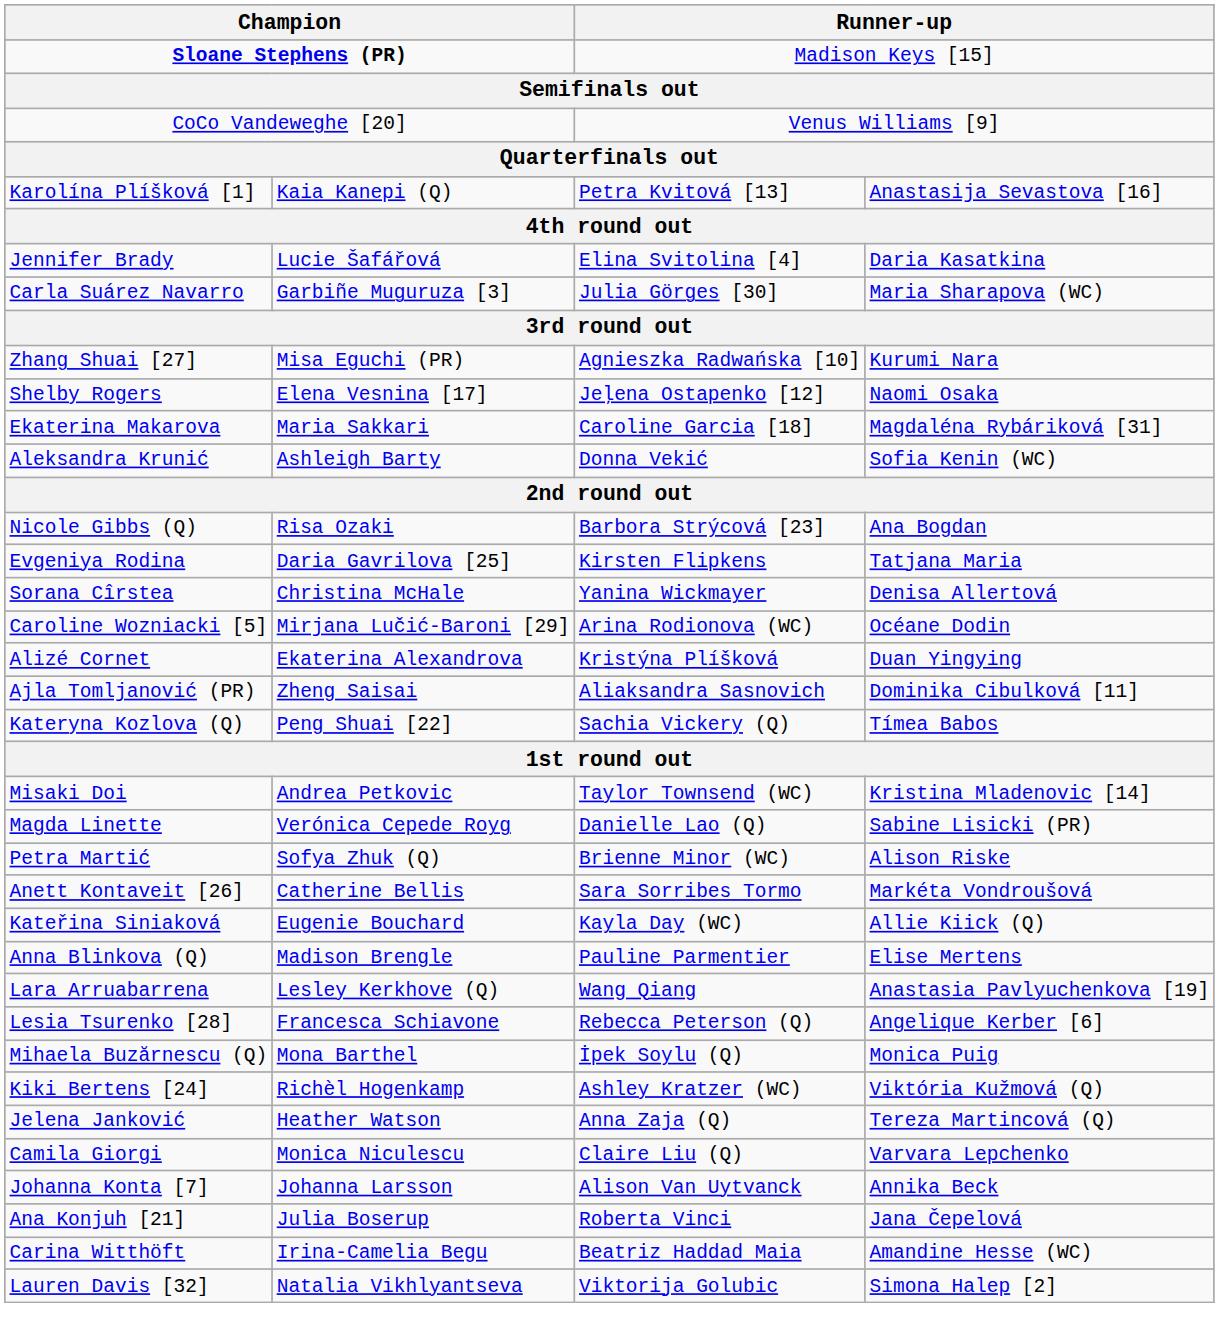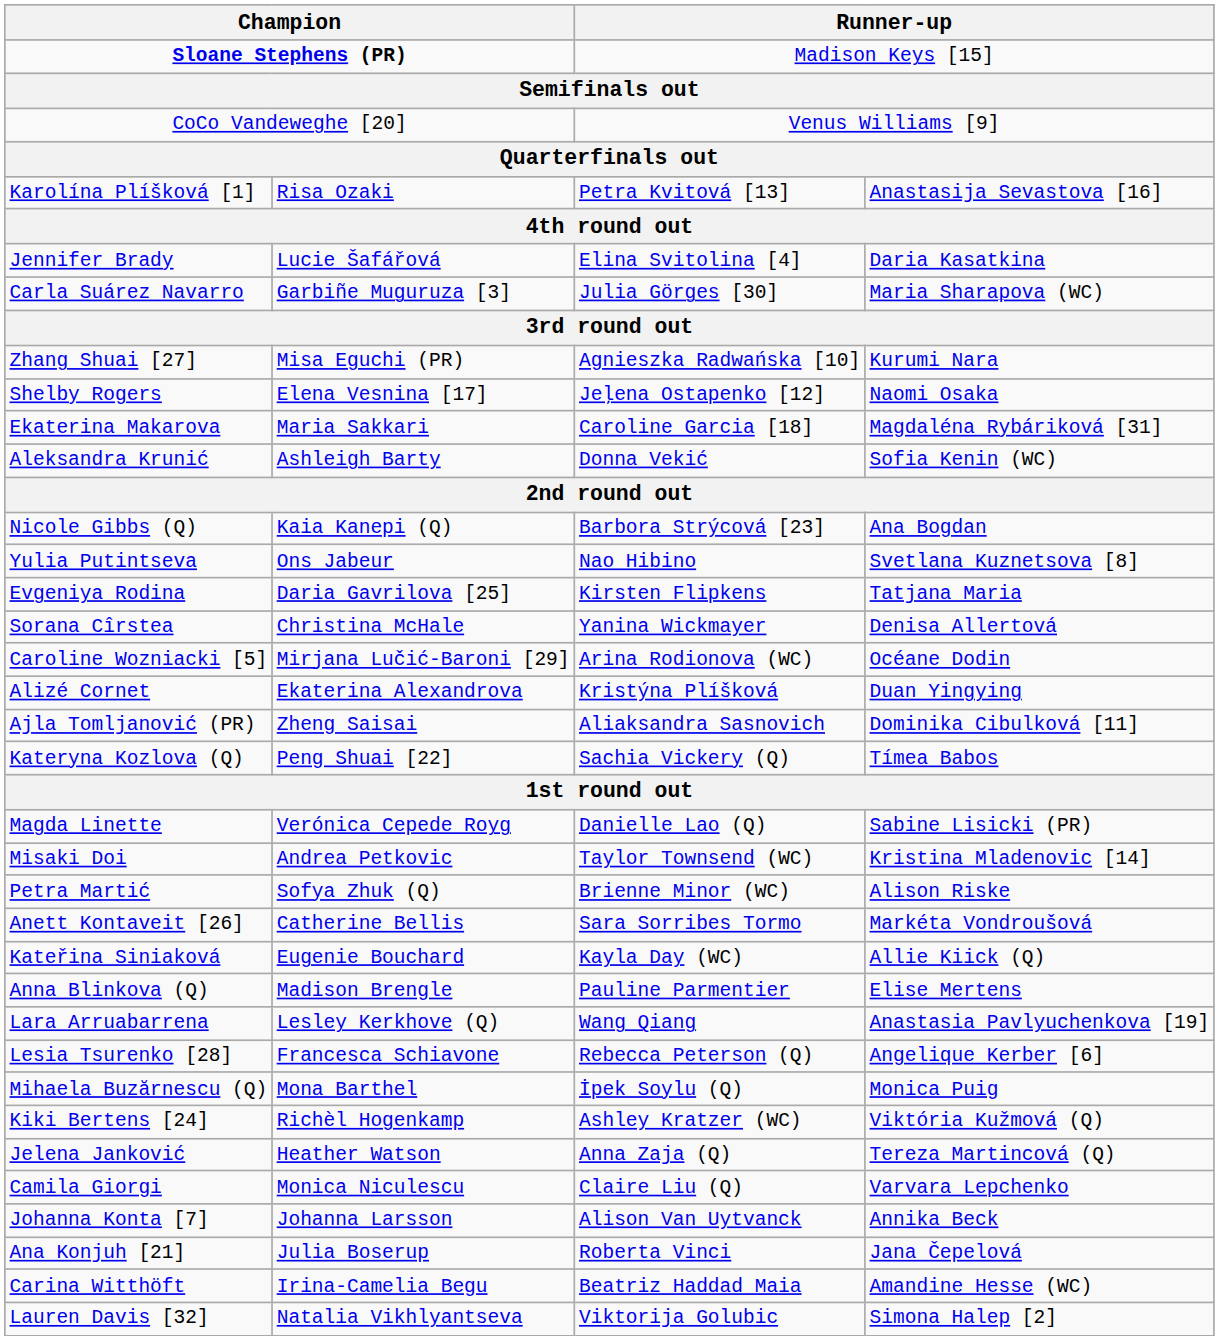(365, 192) Kaia Kanepi (Q) -> (335, 192) Risa Ozaki
(335, 528) Risa Ozaki -> (365, 528) Kaia Kanepi (Q)
+ row: (103, 561)
rows swapped: (86, 826) <-> (68, 793)
